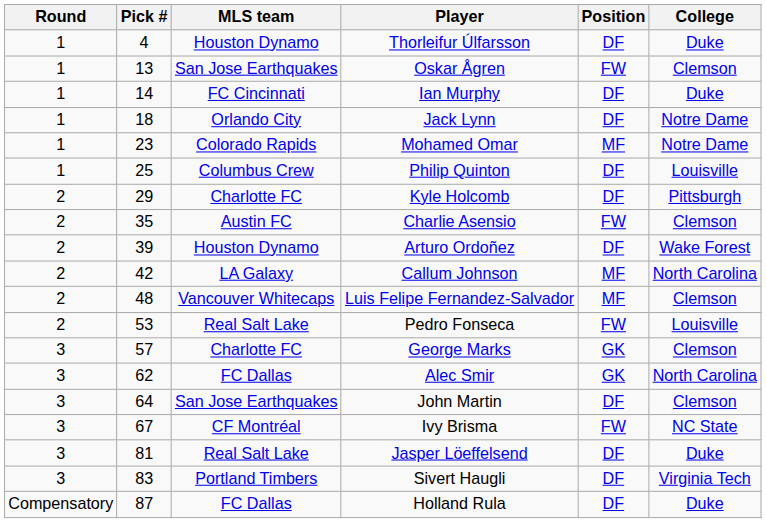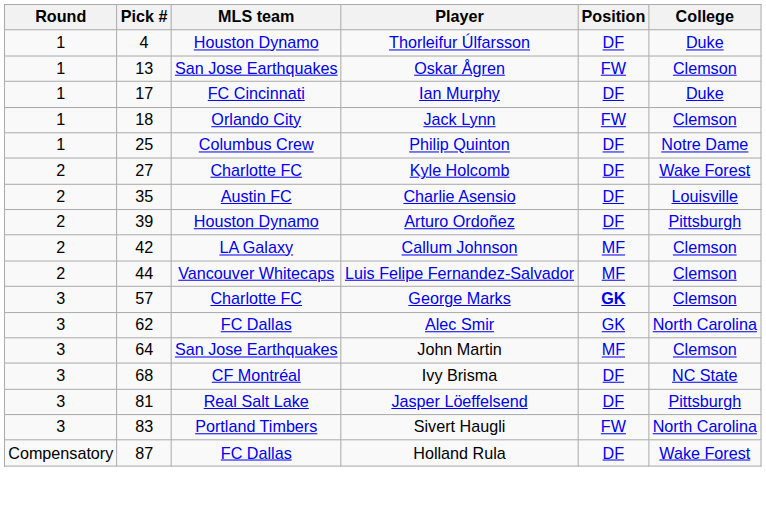(144, 94) 14 -> (144, 94) 17
(613, 119) DF -> (613, 119) FW
(705, 119) Notre Dame -> (705, 119) Clemson
- row: (460, 145)
(705, 171) Louisville -> (705, 145) Notre Dame
(144, 196) 29 -> (144, 171) 27
(705, 196) Pittsburgh -> (705, 171) Wake Forest
(613, 222) FW -> (613, 196) DF
(705, 222) Clemson -> (705, 196) Louisville
(705, 247) Wake Forest -> (705, 222) Pittsburgh
(705, 273) North Carolina -> (705, 247) Clemson
(144, 299) 48 -> (144, 273) 44
- row: (460, 324)
(613, 350) normal -> (613, 299) bold
(613, 401) DF -> (613, 350) MF
(144, 427) 67 -> (144, 376) 68
(613, 427) FW -> (613, 376) DF
(705, 453) Duke -> (705, 401) Pittsburgh
(613, 478) DF -> (613, 427) FW
(705, 478) Virginia Tech -> (705, 427) North Carolina
(705, 504) Duke -> (705, 453) Wake Forest
